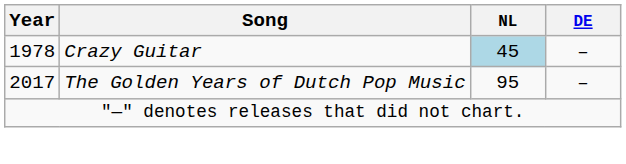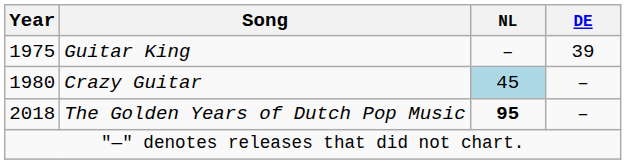+ row: (127, 51)
(32, 51) 1978 -> (32, 83) 1980
(32, 83) 2017 -> (32, 114) 2018
(508, 83) normal -> (508, 114) bold
